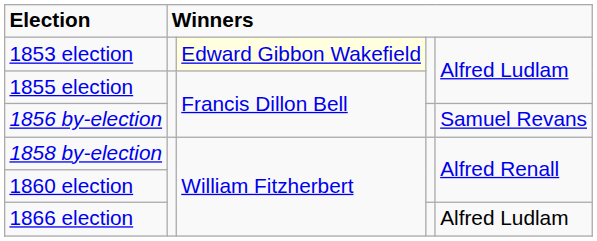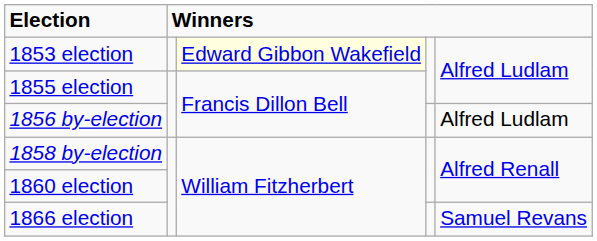(514, 119) Samuel Revans -> (504, 119) Alfred Ludlam
(504, 218) Alfred Ludlam -> (514, 218) Samuel Revans
